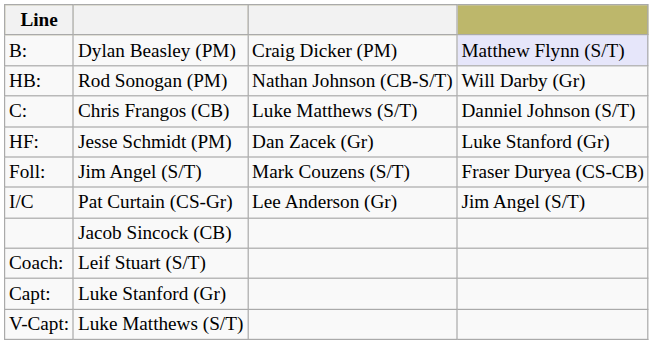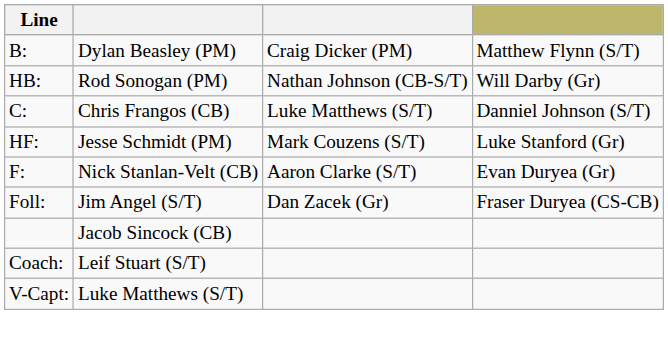(543, 50) lavender background -> (558, 50) no background
(313, 141) Dan Zacek (Gr) -> (346, 141) Mark Couzens (S/T)
+ row: (17, 171)
(331, 171) Mark Couzens (S/T) -> (328, 202) Dan Zacek (Gr)
- row: (21, 202)
- row: (30, 293)
